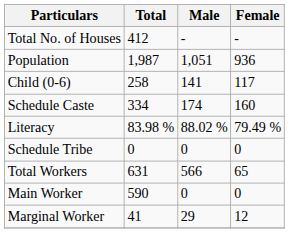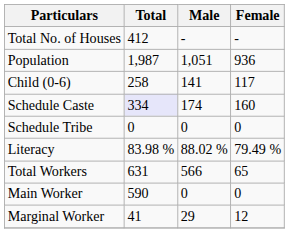(138, 104) no background -> (138, 104) lavender background
rows swapped: (50, 149) <-> (31, 127)
